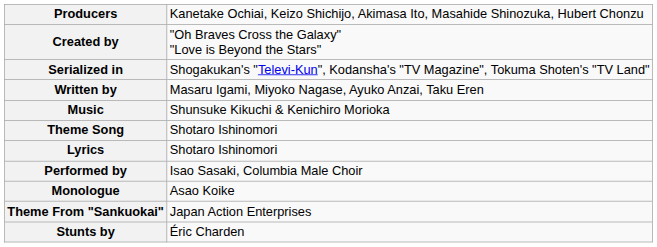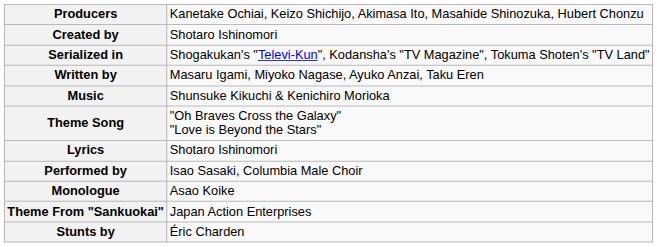(255, 42) "Oh Braves Cross the Galaxy" "Love is Beyond the Stars" -> (224, 34) Shotaro Ishinomori
(224, 130) Shotaro Ishinomori -> (255, 123) "Oh Braves Cross the Galaxy" "Love is Beyond the Stars"
